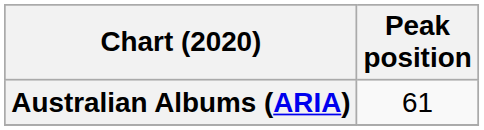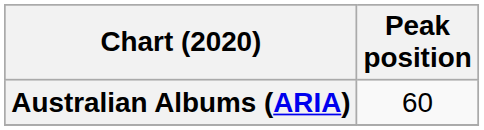(418, 102) 61 -> (418, 102) 60
